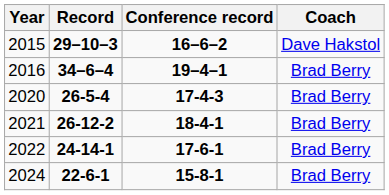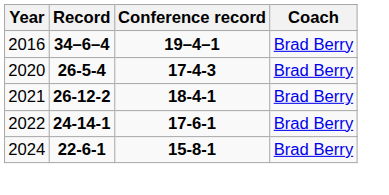- row: (27, 44)
